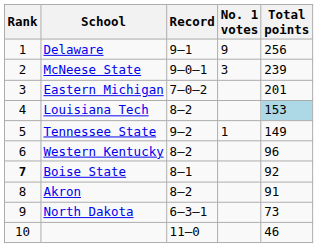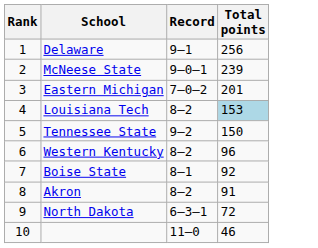- column: (239, 22)
(275, 131) 149 -> (232, 131) 150
(22, 171) bold -> (22, 171) normal
(272, 212) 73 -> (228, 212) 72
